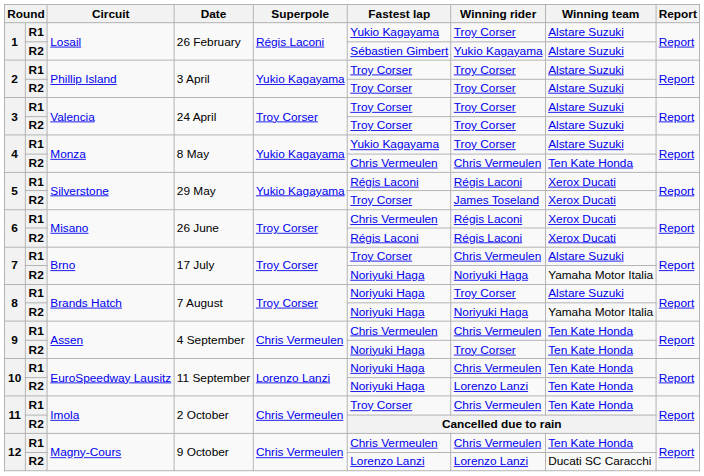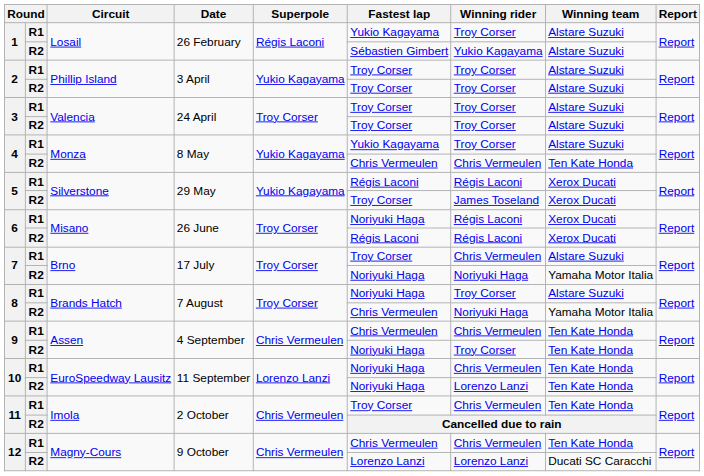(394, 219) Chris Vermeulen -> (387, 219) Noriyuki Haga
(387, 312) Noriyuki Haga -> (394, 312) Chris Vermeulen
